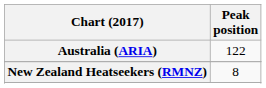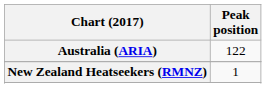(236, 72) 8 -> (236, 72) 1
